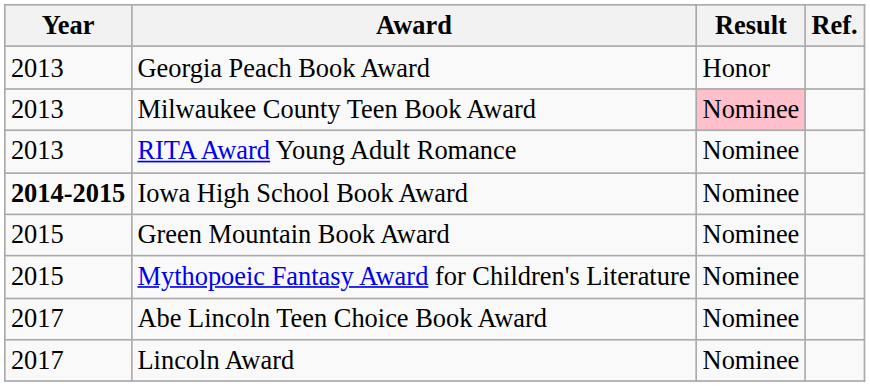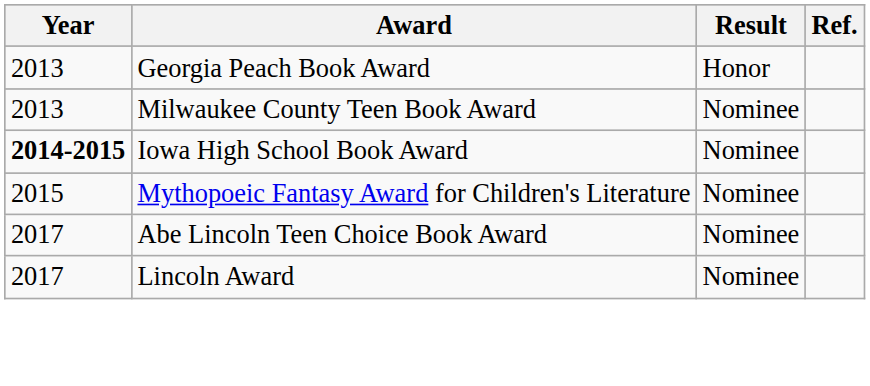(751, 109) pink background -> (751, 109) no background
- row: (327, 151)
- row: (294, 234)
